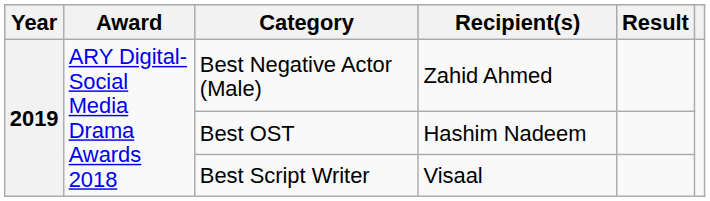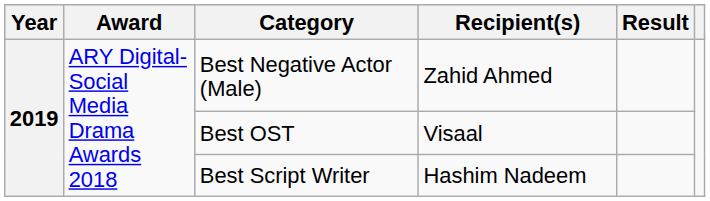(505, 133) Hashim Nadeem -> (453, 133) Visaal
(453, 175) Visaal -> (505, 175) Hashim Nadeem
